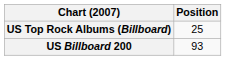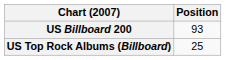rows swapped: (89, 47) <-> (89, 30)
